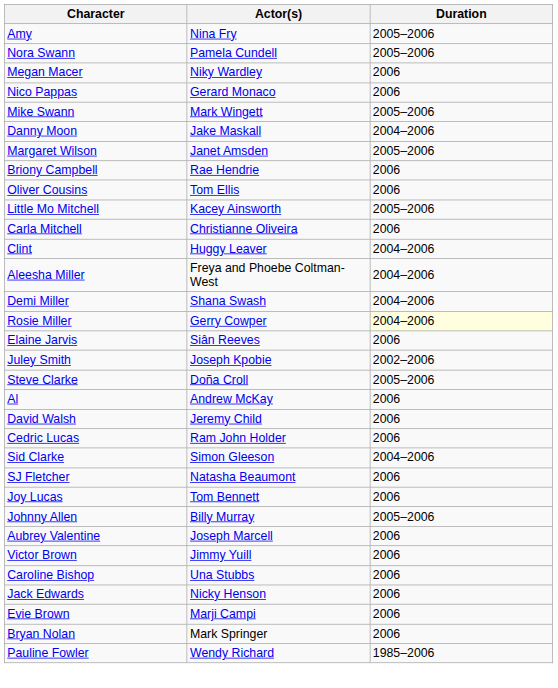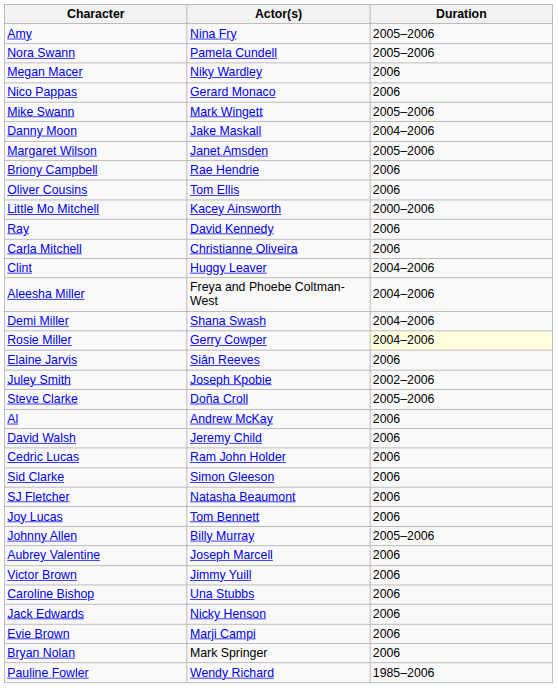(404, 209) 2005–2006 -> (404, 209) 2000–2006
+ row: (18, 229)
(404, 457) 2004–2006 -> (386, 477) 2006
